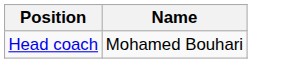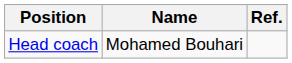+ column: (267, 17)
